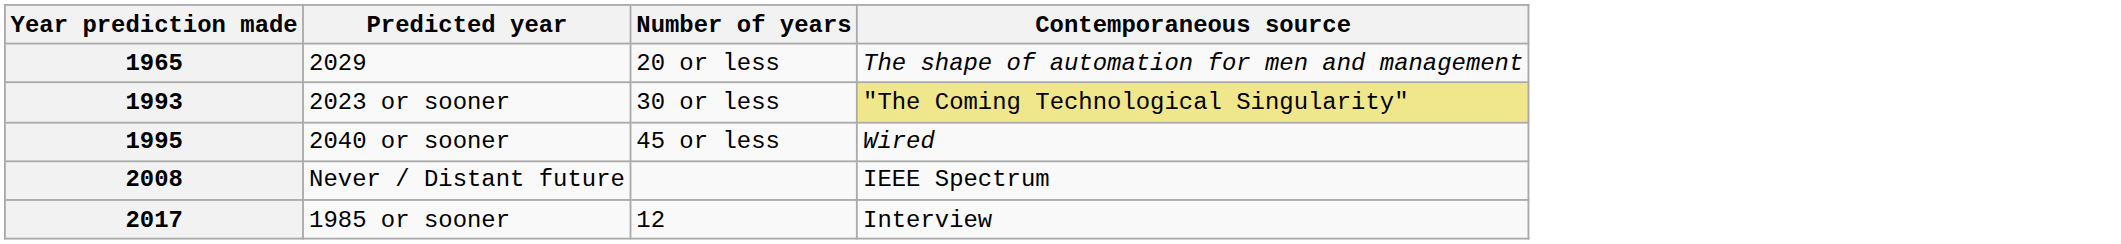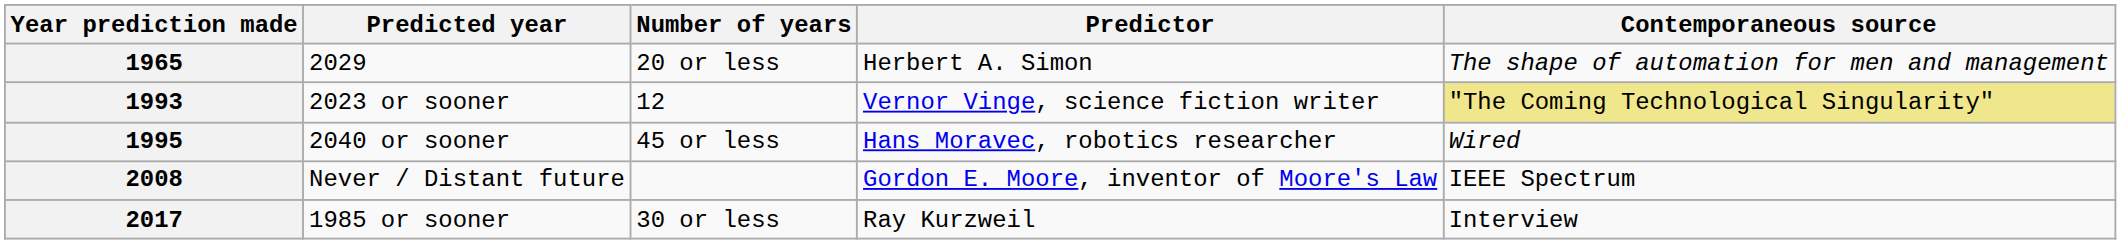+ column: (1150, 24)
(708, 102) 30 or less -> (651, 102) 12
(651, 219) 12 -> (708, 219) 30 or less
